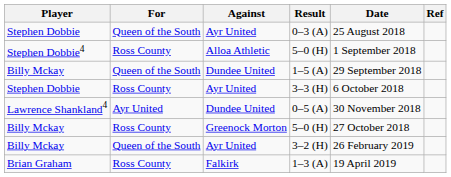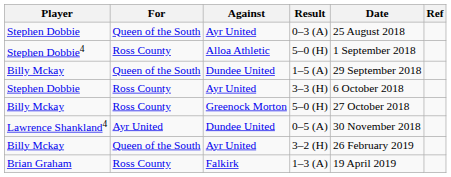rows swapped: (36, 127) <-> (57, 108)
